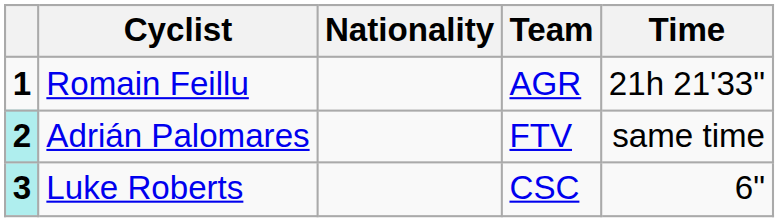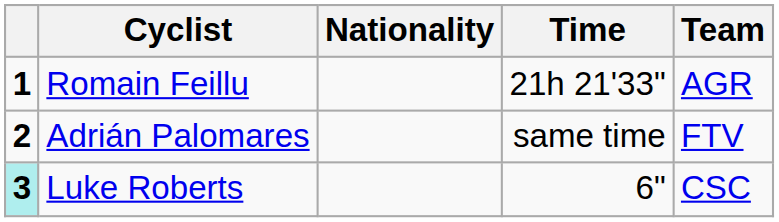columns swapped: (551, 30) <-> (687, 30)
(22, 135) paleturquoise background -> (22, 135) no background
